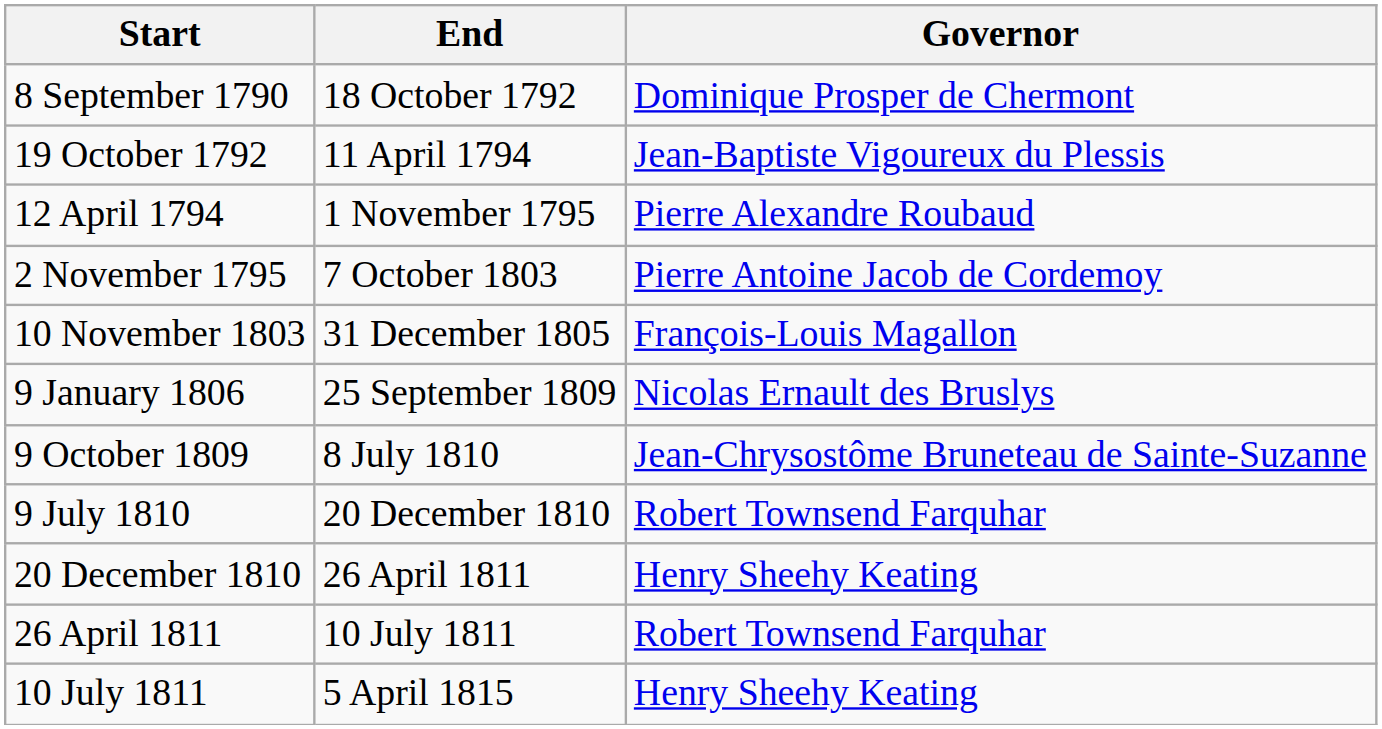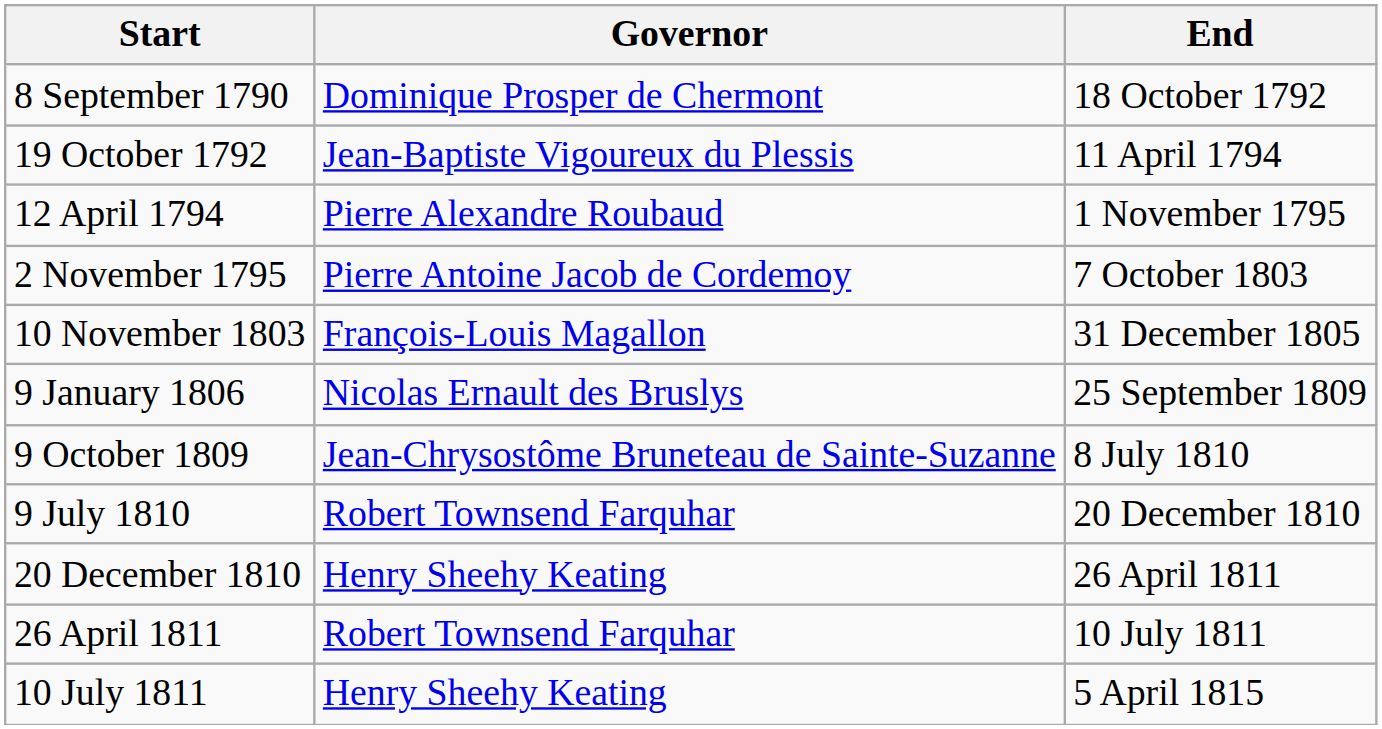columns swapped: (470, 34) <-> (1000, 34)
